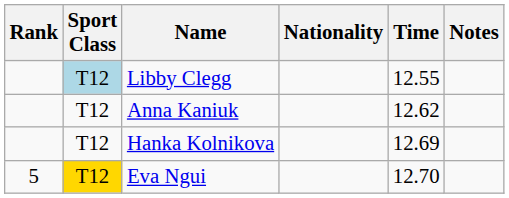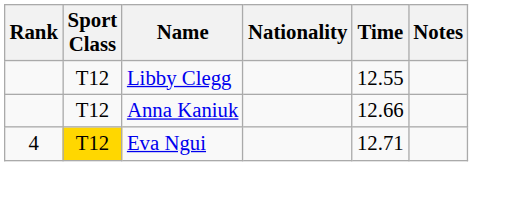(92, 77) lightblue background -> (92, 77) no background
(416, 110) 12.62 -> (380, 110) 12.66
- row: (201, 143)
(34, 176) 5 -> (34, 143) 4
(416, 176) 12.70 -> (380, 143) 12.71
